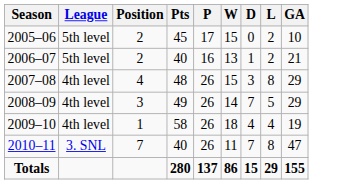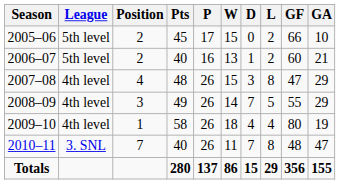+ column: (295, 15)
